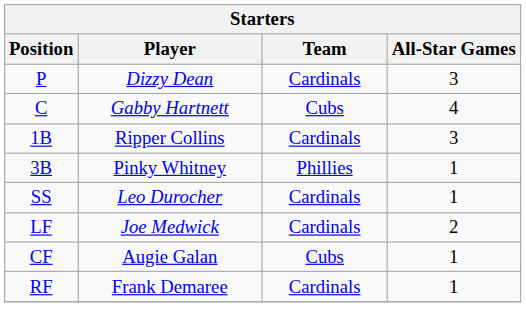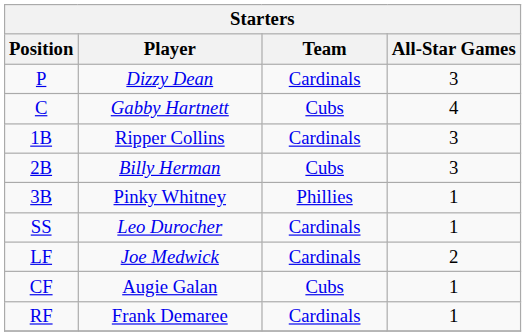+ row: (170, 167)
